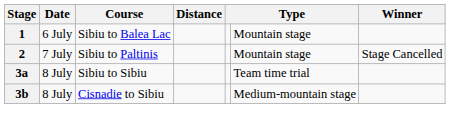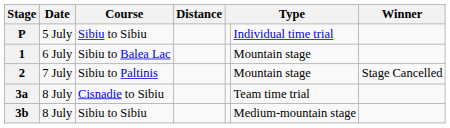+ row: (22, 34)
(112, 73) Sibiu to Sibiu -> (121, 93) Cisnadie to Sibiu
(121, 93) Cisnadie to Sibiu -> (112, 113) Sibiu to Sibiu
